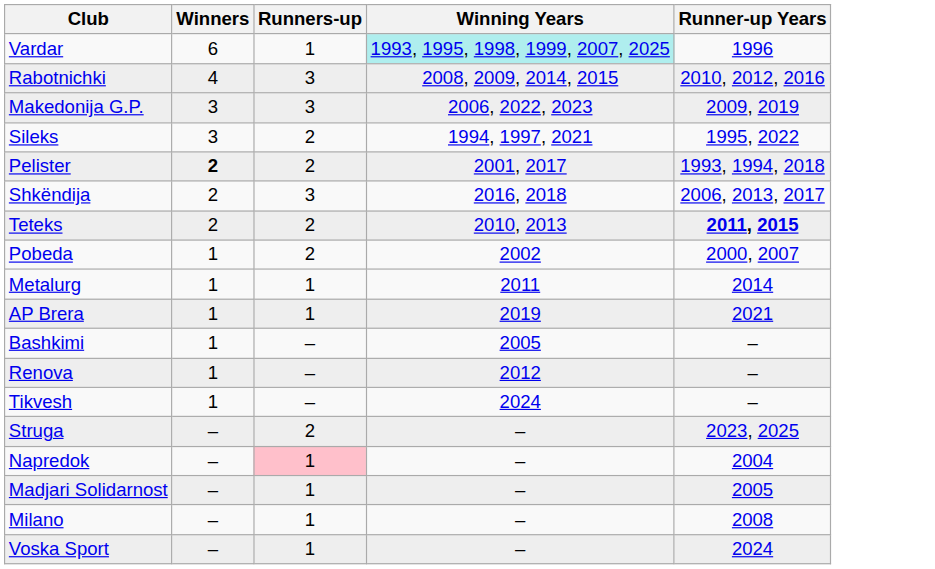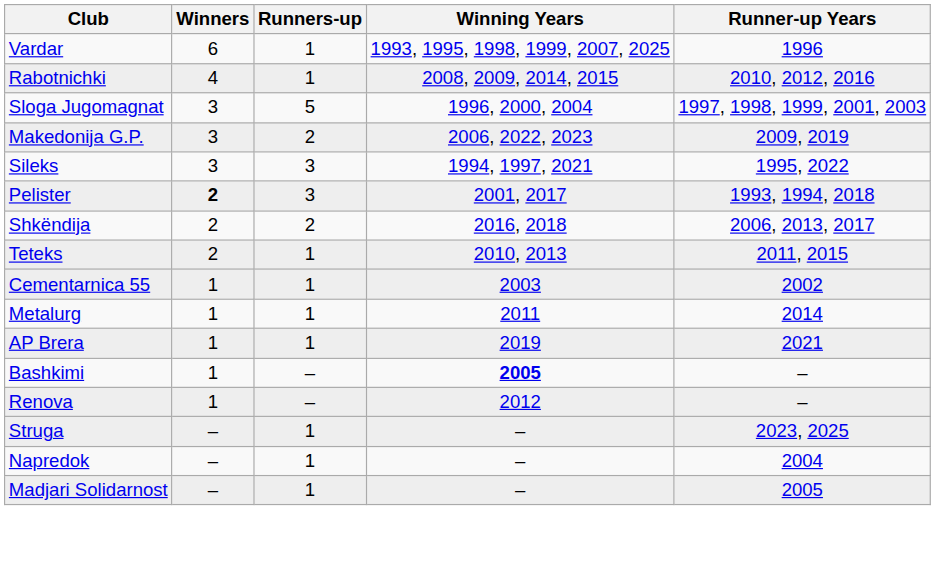(520, 48) paleturquoise background -> (520, 48) no background
(310, 78) 3 -> (310, 78) 1
+ row: (86, 107)
(310, 107) 3 -> (310, 136) 2
(310, 136) 2 -> (310, 166) 3
(310, 166) 2 -> (310, 195) 3
(310, 195) 3 -> (310, 225) 2
(310, 225) 2 -> (310, 254) 1
(753, 225) bold -> (802, 254) normal
- row: (41, 254)
+ row: (80, 284)
(520, 343) normal -> (520, 372) bold
- row: (40, 401)
(310, 431) 2 -> (310, 431) 1
(310, 460) pink background -> (310, 460) no background
- row: (36, 519)
- row: (59, 549)
